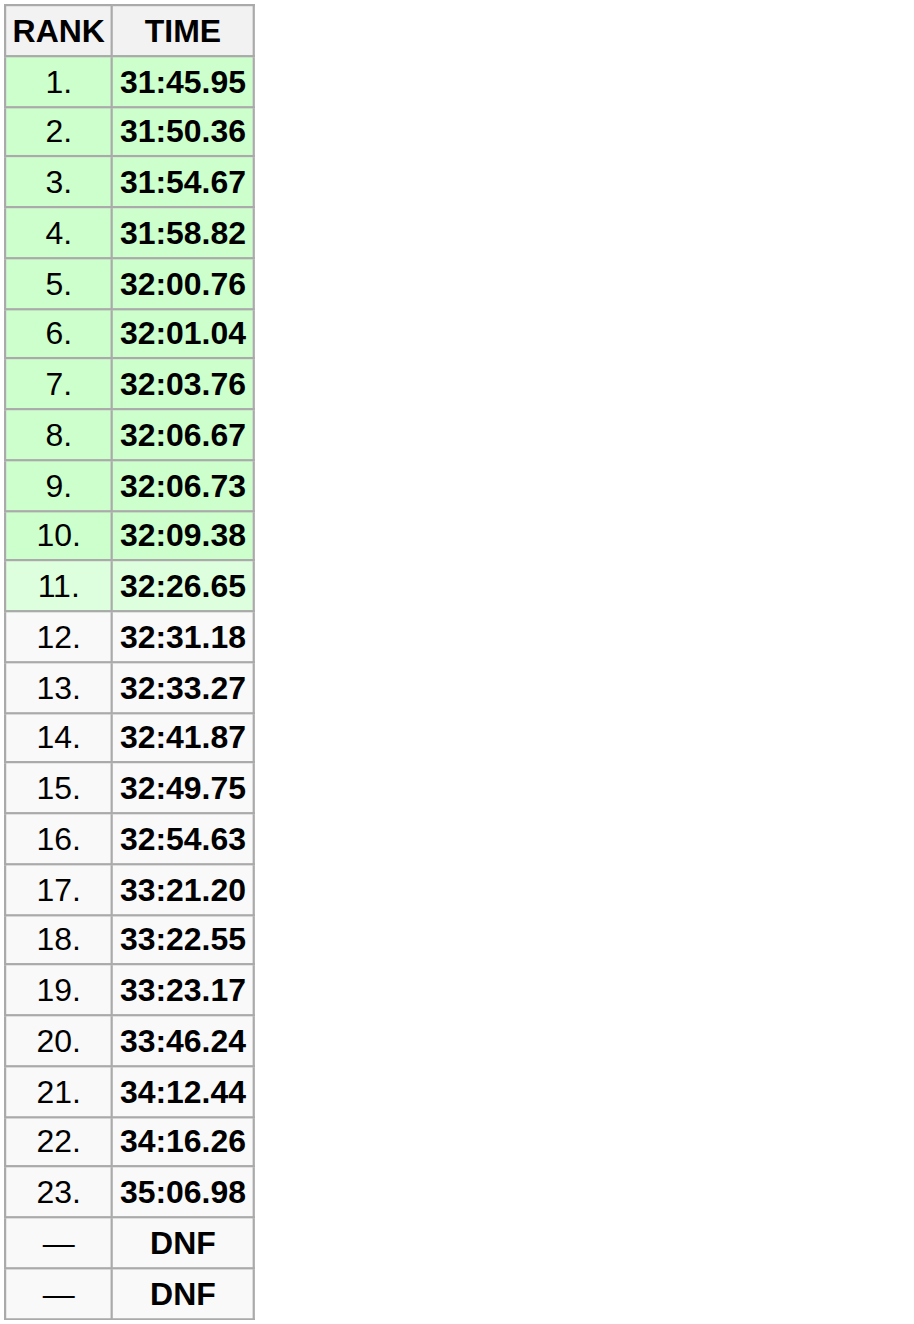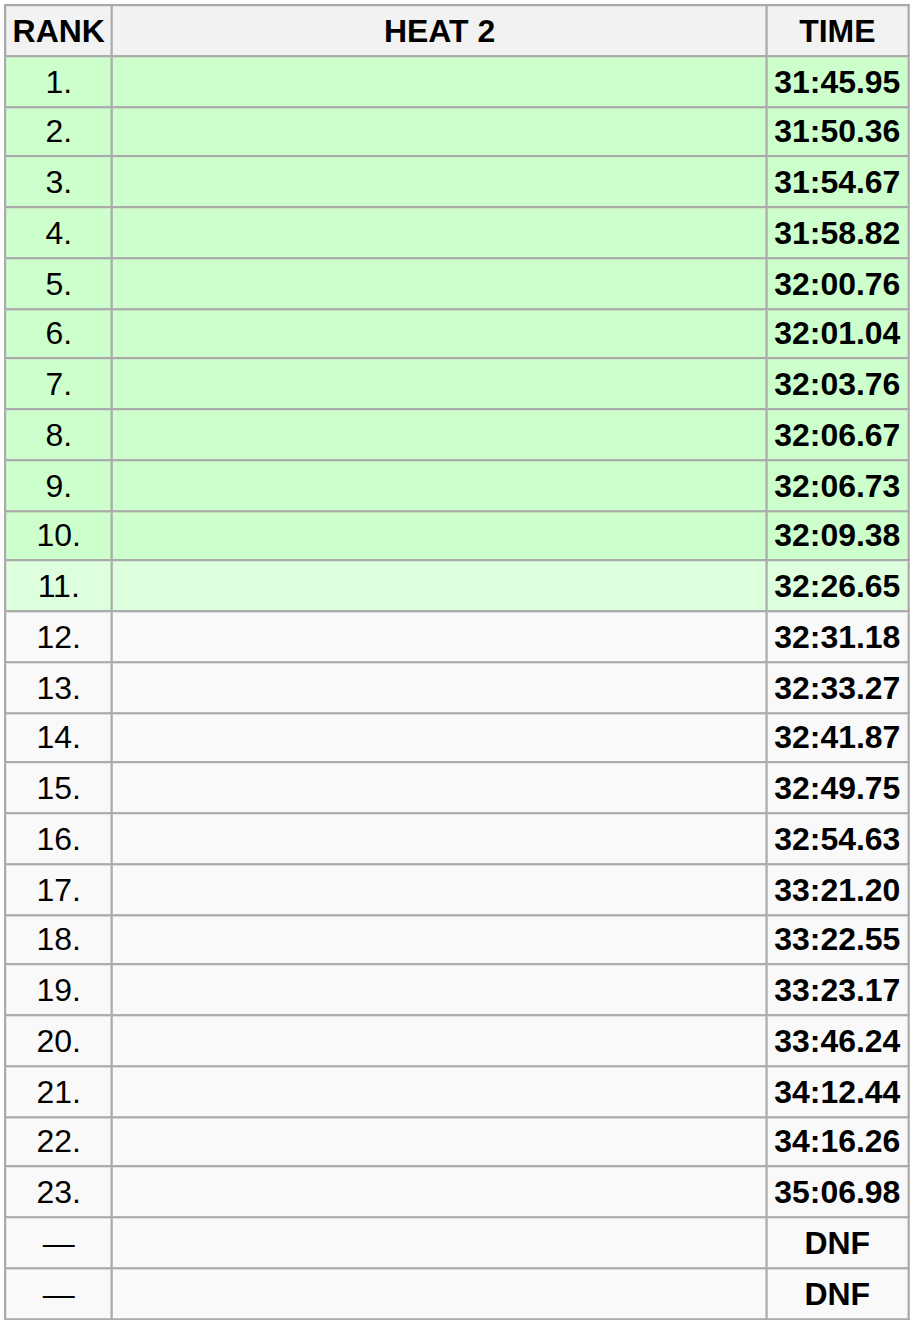+ column: (440, 31)
